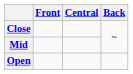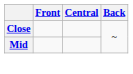- row: (19, 61)
